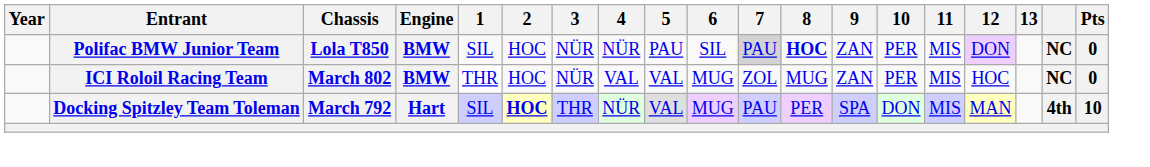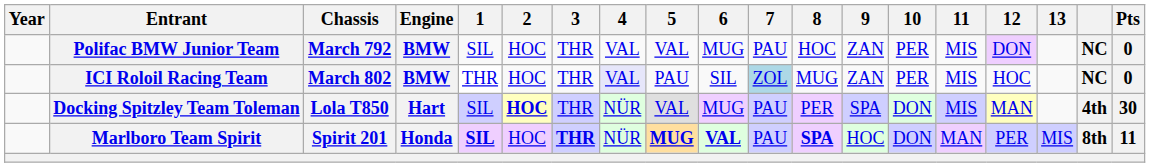(350, 49) Lola T850 -> (350, 49) March 792
(575, 49) NÜR -> (575, 49) THR
(621, 49) NÜR -> (622, 49) VAL
(666, 49) PAU -> (672, 49) VAL
(713, 49) SIL -> (723, 49) MUG
(760, 49) lightgrey background -> (770, 49) no background
(807, 49) bold -> (817, 49) normal
(575, 79) NÜR -> (575, 79) THR
(621, 79) no background -> (622, 79) lavender background
(666, 79) VAL -> (672, 79) PAU
(713, 79) MUG -> (723, 79) SIL
(760, 79) no background -> (770, 79) lightblue background
(350, 108) March 792 -> (350, 108) Lola T850
(1093, 108) 10 -> (1128, 108) 30
+ row: (176, 138)
